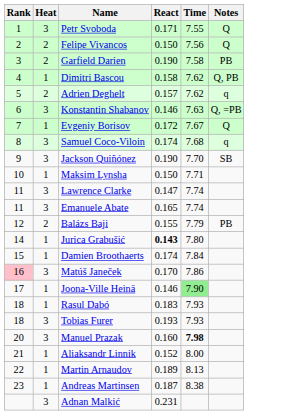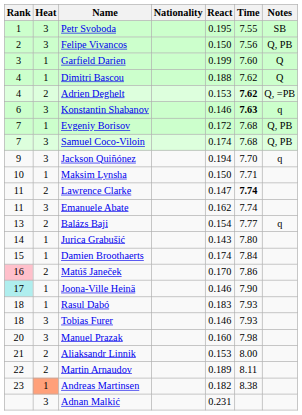+ column: (178, 12)
(166, 28) 0.171 -> (220, 28) 0.195
(226, 28) Q -> (280, 28) SB
(46, 45) 2 -> (46, 45) 3
(226, 45) Q -> (280, 45) Q, PB
(46, 61) 2 -> (46, 61) 1
(166, 61) 0.190 -> (220, 61) 0.199
(195, 61) 7.58 -> (248, 61) 7.60
(226, 61) PB -> (280, 61) Q
(166, 77) 0.158 -> (220, 77) 0.188
(226, 77) Q, PB -> (280, 77) Q
(19, 93) 5 -> (19, 93) 4
(166, 93) 0.157 -> (220, 93) 0.153
(195, 93) normal -> (248, 93) bold
(226, 93) q -> (280, 93) Q, =PB
(195, 110) normal -> (248, 110) bold
(226, 110) Q, =PB -> (280, 110) q
(195, 126) 7.67 -> (248, 126) 7.68
(226, 126) Q -> (280, 126) Q, PB
(19, 142) 8 -> (19, 142) 7
(226, 142) q -> (280, 142) Q, PB
(166, 158) 0.190 -> (220, 158) 0.194
(226, 158) SB -> (280, 158) q
(46, 191) 3 -> (46, 191) 2
(195, 191) normal -> (248, 191) bold
(166, 207) 0.165 -> (220, 207) 0.162
(19, 223) 12 -> (19, 223) 13
(166, 223) 0.155 -> (220, 223) 0.154
(195, 223) 7.79 -> (248, 223) 7.77
(226, 223) PB -> (280, 223) q
(166, 239) bold -> (220, 239) normal
(46, 272) 3 -> (46, 272) 2
(19, 288) no background -> (19, 288) paleturquoise background
(195, 288) lightgreen background -> (248, 288) no background
(166, 321) 0.193 -> (220, 321) 0.146
(195, 337) bold -> (248, 337) normal
(46, 353) 1 -> (46, 353) 2
(166, 353) 0.152 -> (220, 353) 0.153
(46, 369) 1 -> (46, 369) 2
(195, 369) 8.13 -> (248, 369) 8.11
(46, 386) no background -> (46, 386) lightsalmon background
(166, 386) 0.187 -> (220, 386) 0.182
